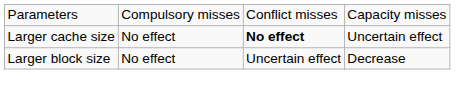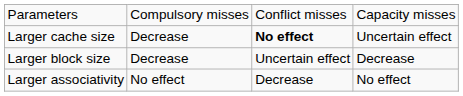(148, 36) No effect -> (159, 36) Decrease
(148, 58) No effect -> (159, 58) Decrease
+ row: (66, 79)
